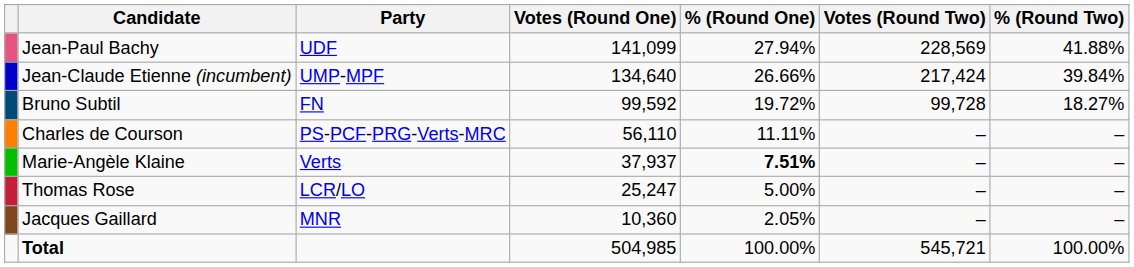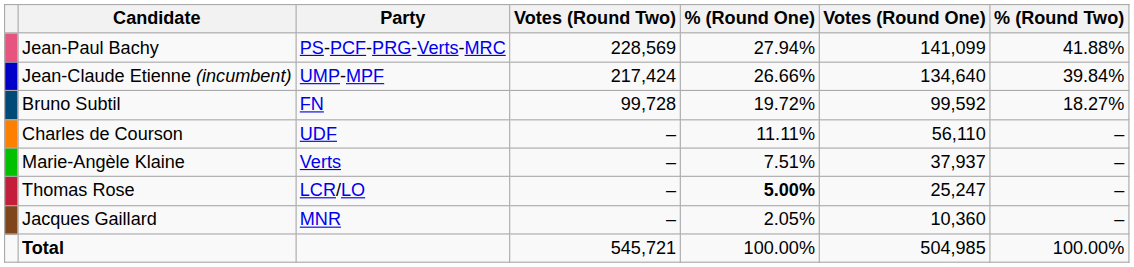columns swapped: (595, 18) <-> (905, 18)
(318, 47) UDF -> (403, 47) PS-PCF-PRG-Verts-MRC
(403, 133) PS-PCF-PRG-Verts-MRC -> (318, 133) UDF
(790, 162) bold -> (789, 162) normal
(790, 190) normal -> (789, 190) bold
